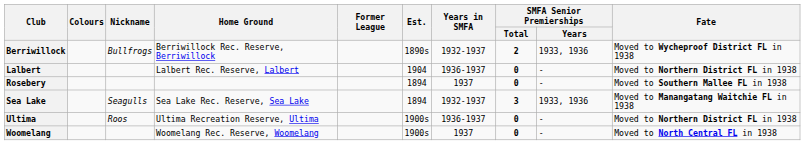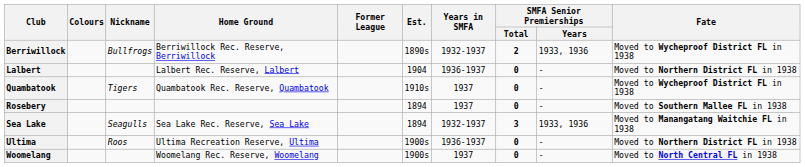+ row: (31, 88)
